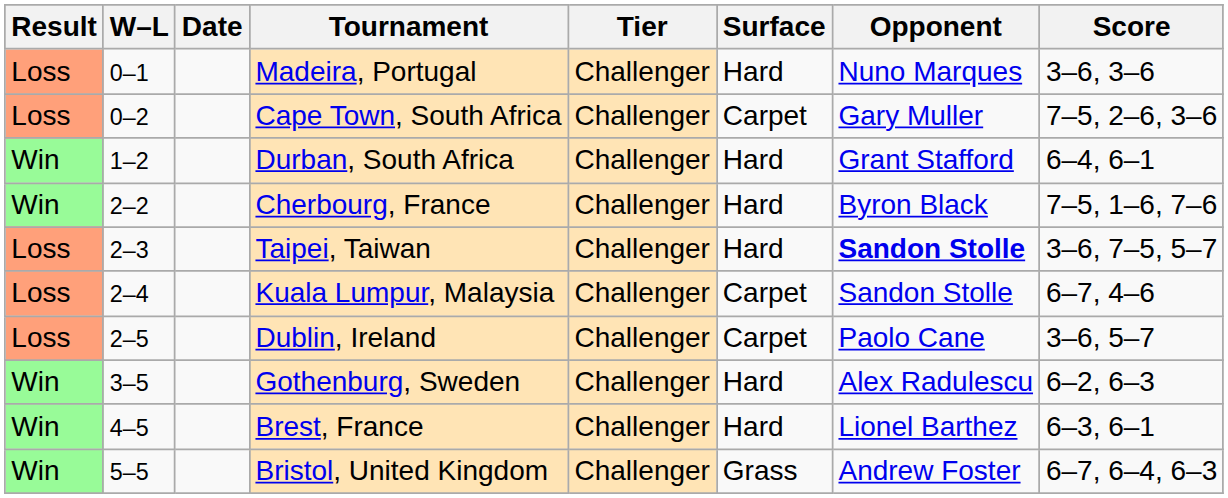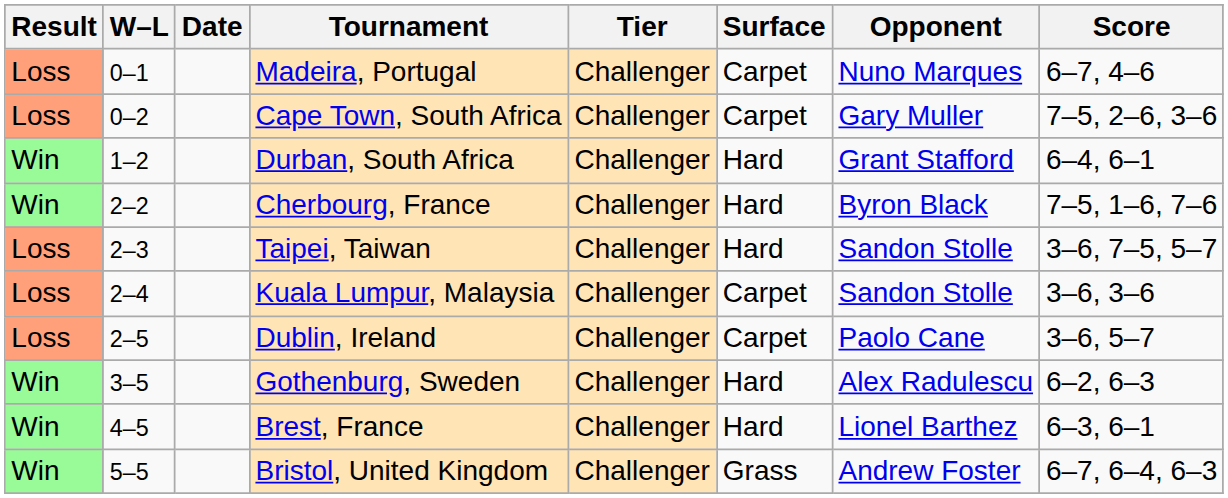(753, 71) Hard -> (765, 71) Carpet
(1100, 71) 3–6, 3–6 -> (1100, 71) 6–7, 4–6
(932, 248) bold -> (926, 248) normal
(1100, 293) 6–7, 4–6 -> (1100, 293) 3–6, 3–6
